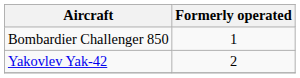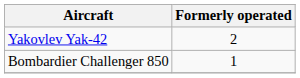rows swapped: (88, 38) <-> (58, 61)
